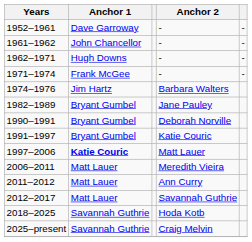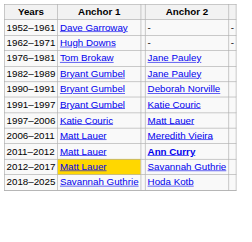- row: (31, 43)
- row: (31, 74)
- row: (31, 89)
+ row: (31, 58)
(99, 151) bold -> (86, 120) normal
(180, 182) normal -> (171, 151) bold
(94, 197) no background -> (83, 167) gold background
- row: (36, 228)
